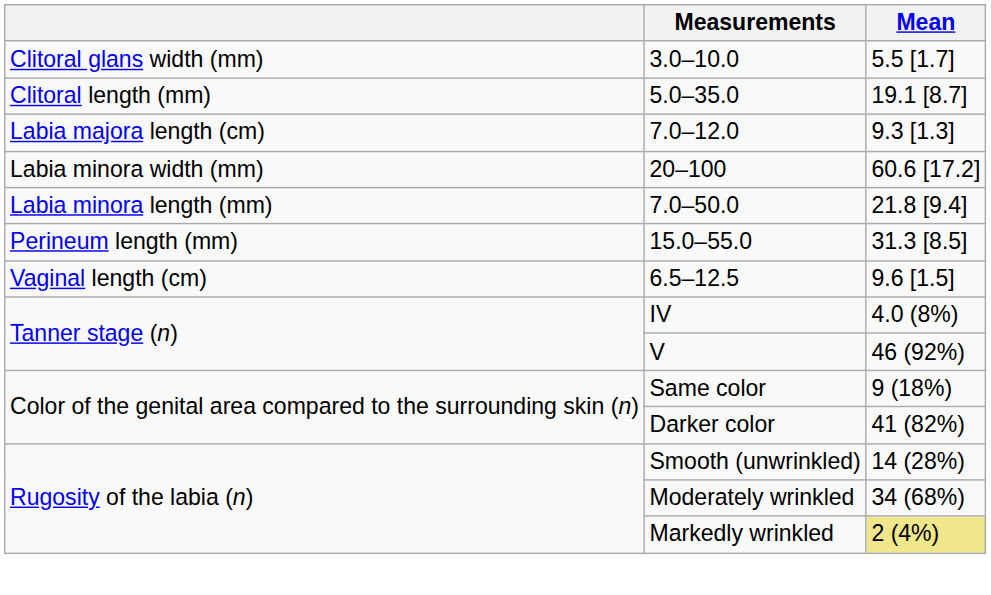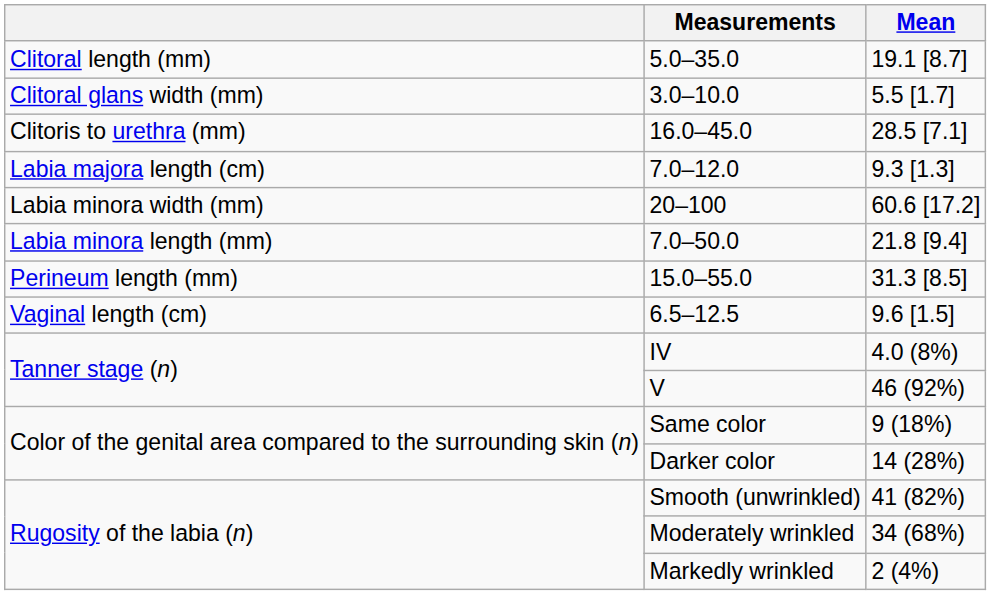rows swapped: (694, 95) <-> (694, 59)
+ row: (701, 132)
(918, 424) 41 (82%) -> (918, 461) 14 (28%)
(918, 461) 14 (28%) -> (918, 497) 41 (82%)
(905, 534) khaki background -> (905, 570) no background
